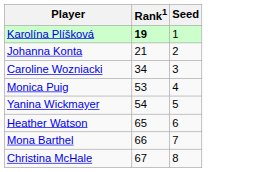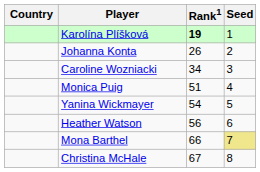+ column: (31, 14)
(141, 51) 21 -> (195, 51) 26
(141, 87) 53 -> (195, 87) 51
(141, 122) 65 -> (195, 122) 56
(175, 140) no background -> (230, 140) khaki background
